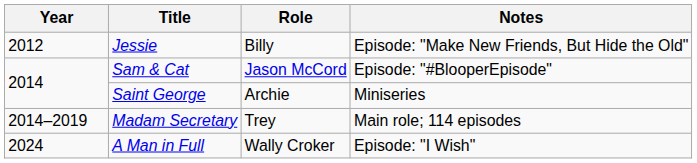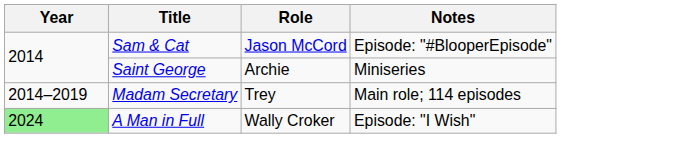- row: (135, 45)
(26, 145) no background -> (26, 120) lightgreen background
